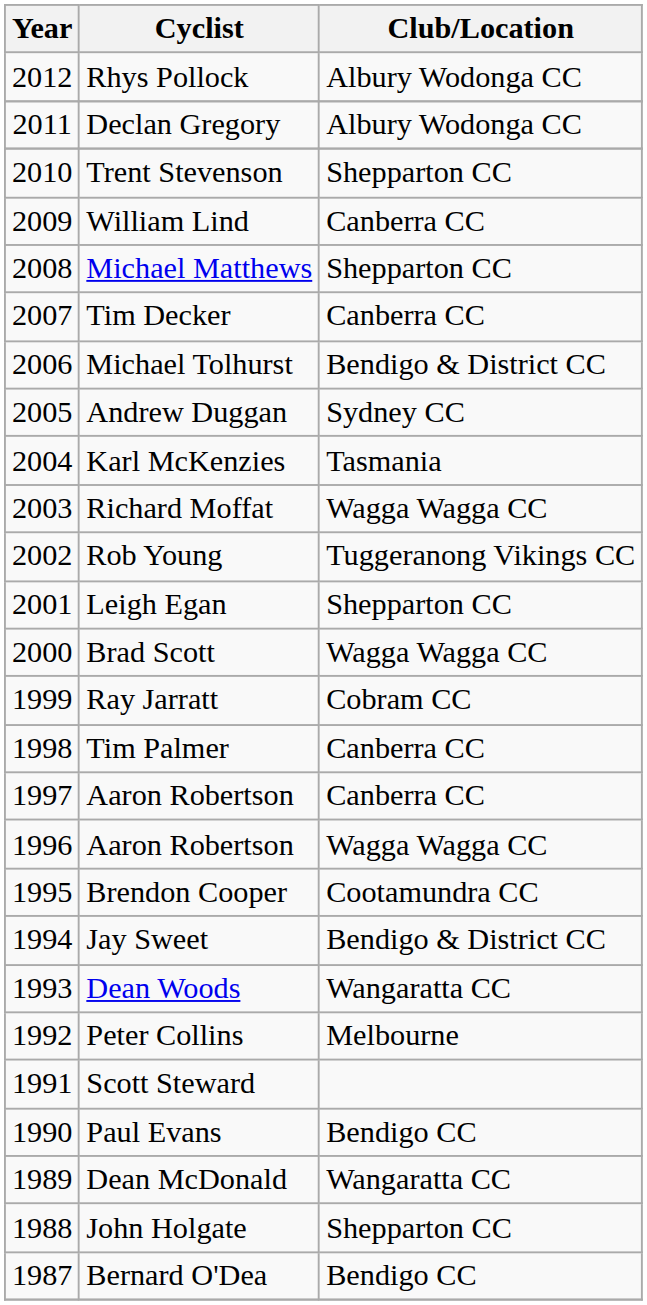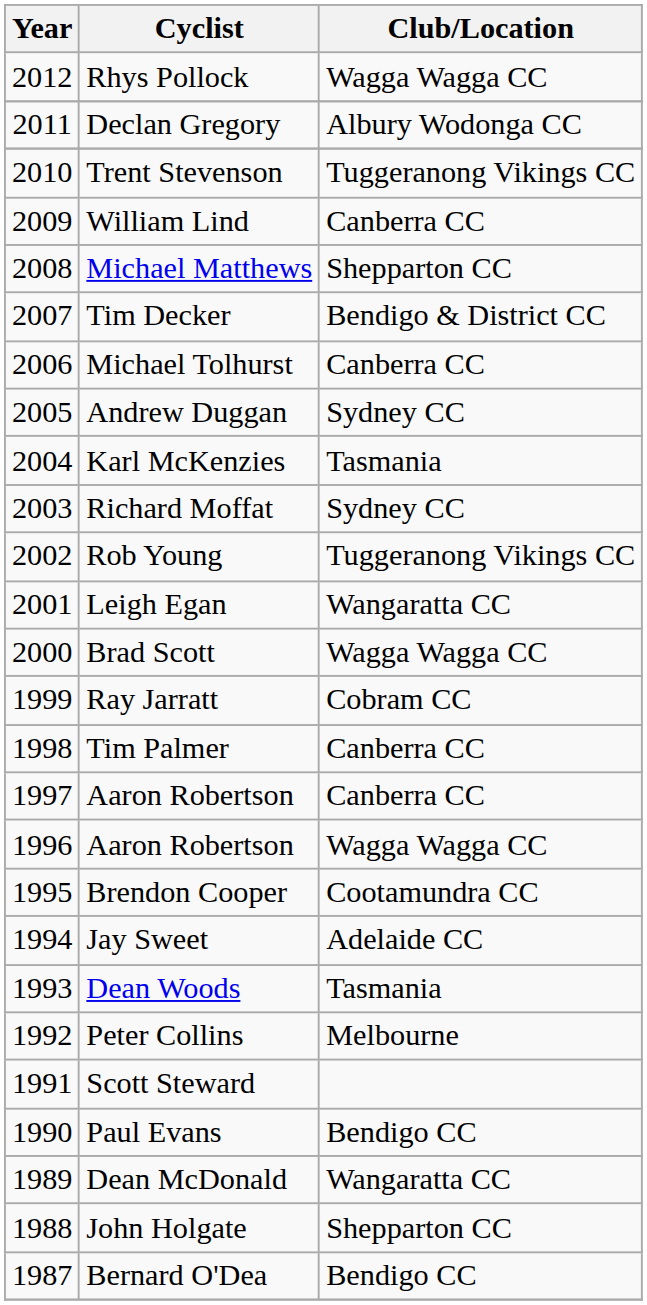(454, 76) Albury Wodonga CC -> (437, 76) Wagga Wagga CC
(419, 172) Shepparton CC -> (481, 172) Tuggeranong Vikings CC
(406, 316) Canberra CC -> (466, 316) Bendigo & District CC
(466, 364) Bendigo & District CC -> (406, 364) Canberra CC
(437, 508) Wagga Wagga CC -> (395, 508) Sydney CC
(419, 603) Shepparton CC -> (419, 603) Wangaratta CC
(466, 939) Bendigo & District CC -> (405, 939) Adelaide CC
(419, 987) Wangaratta CC -> (384, 987) Tasmania
